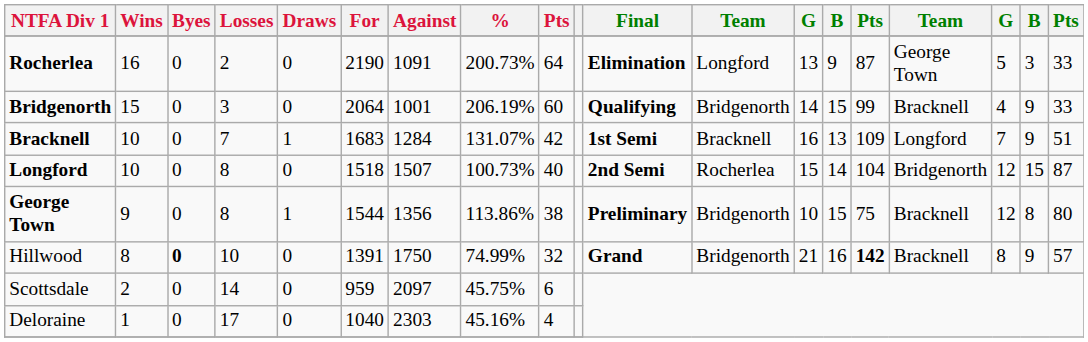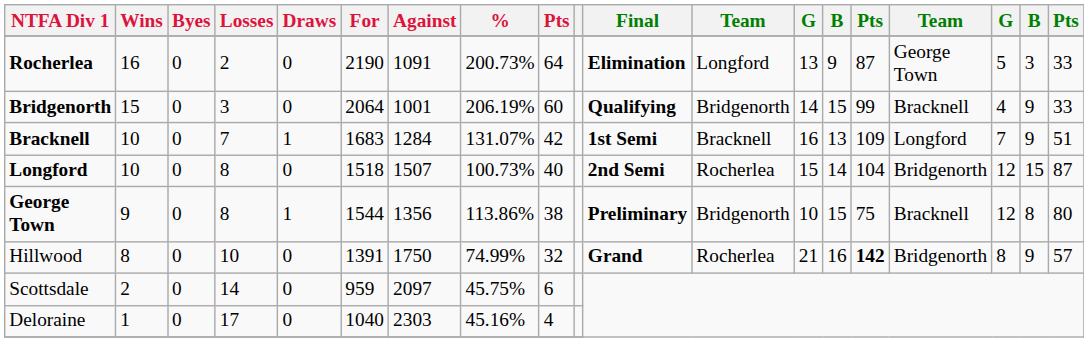(177, 256) bold -> (177, 256) normal
(743, 256) Bridgenorth -> (735, 256) Rocherlea
(931, 256) Bracknell -> (940, 256) Bridgenorth
